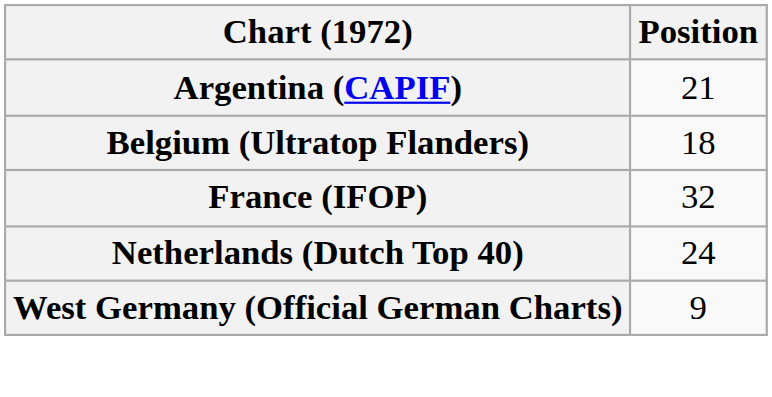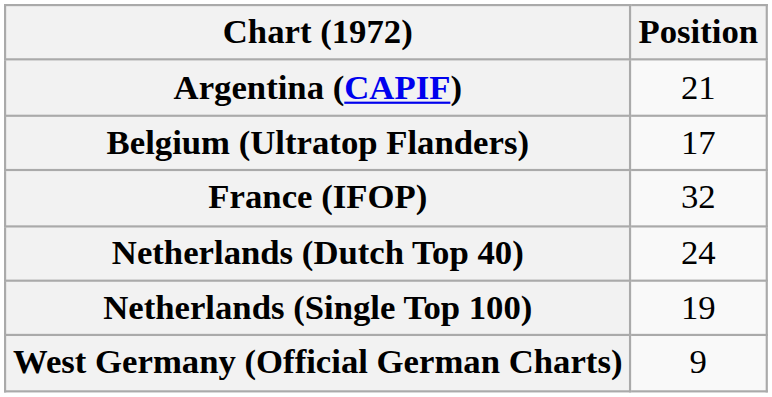(698, 142) 18 -> (698, 142) 17
+ row: (318, 307)
